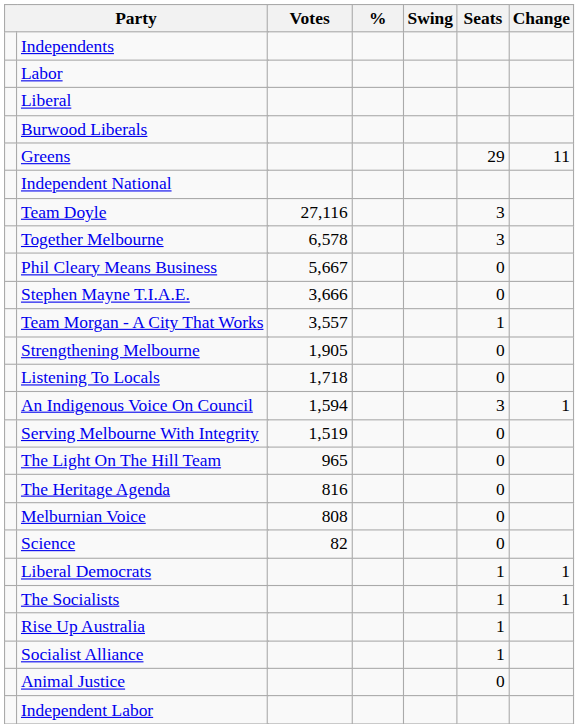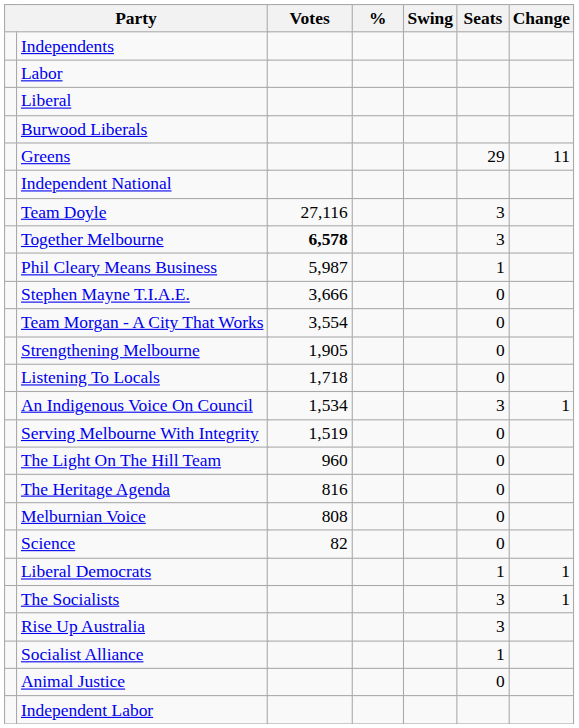(328, 239) normal -> (328, 239) bold
(328, 267) 5,667 -> (328, 267) 5,987
(500, 267) 0 -> (500, 267) 1
(328, 322) 3,557 -> (328, 322) 3,554
(500, 322) 1 -> (500, 322) 0
(328, 405) 1,594 -> (328, 405) 1,534
(335, 460) 965 -> (335, 460) 960
(500, 599) 1 -> (500, 599) 3
(500, 626) 1 -> (500, 626) 3
